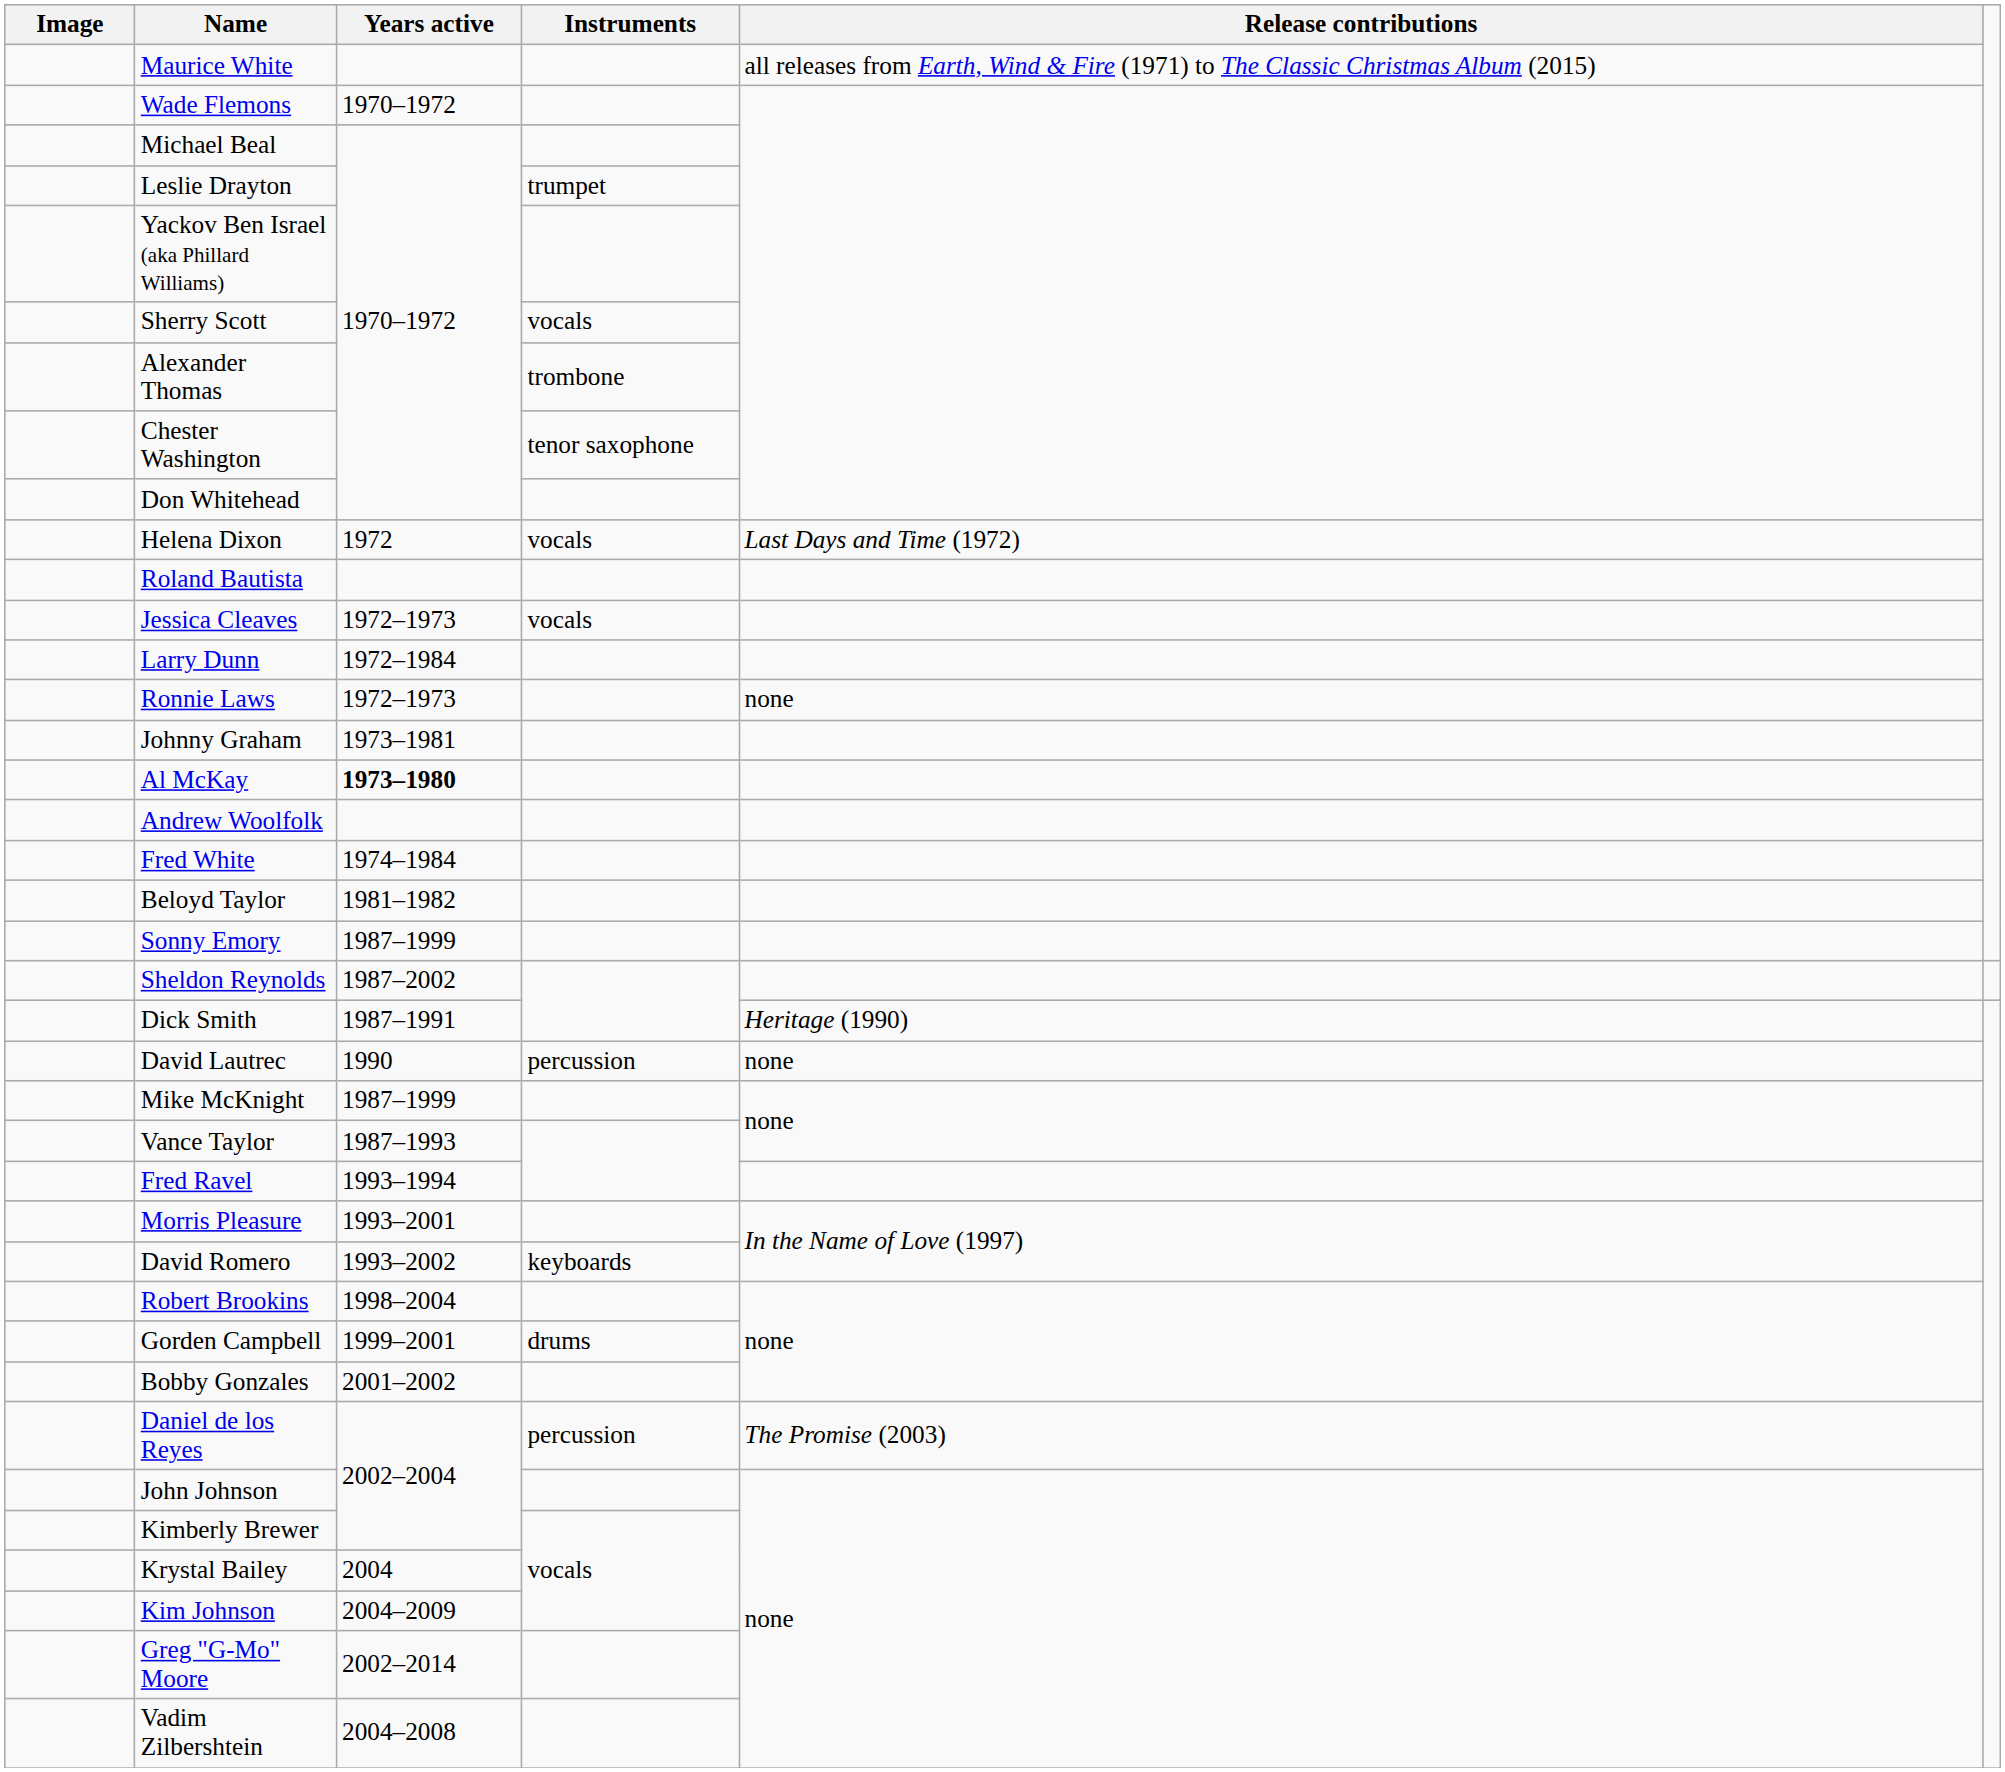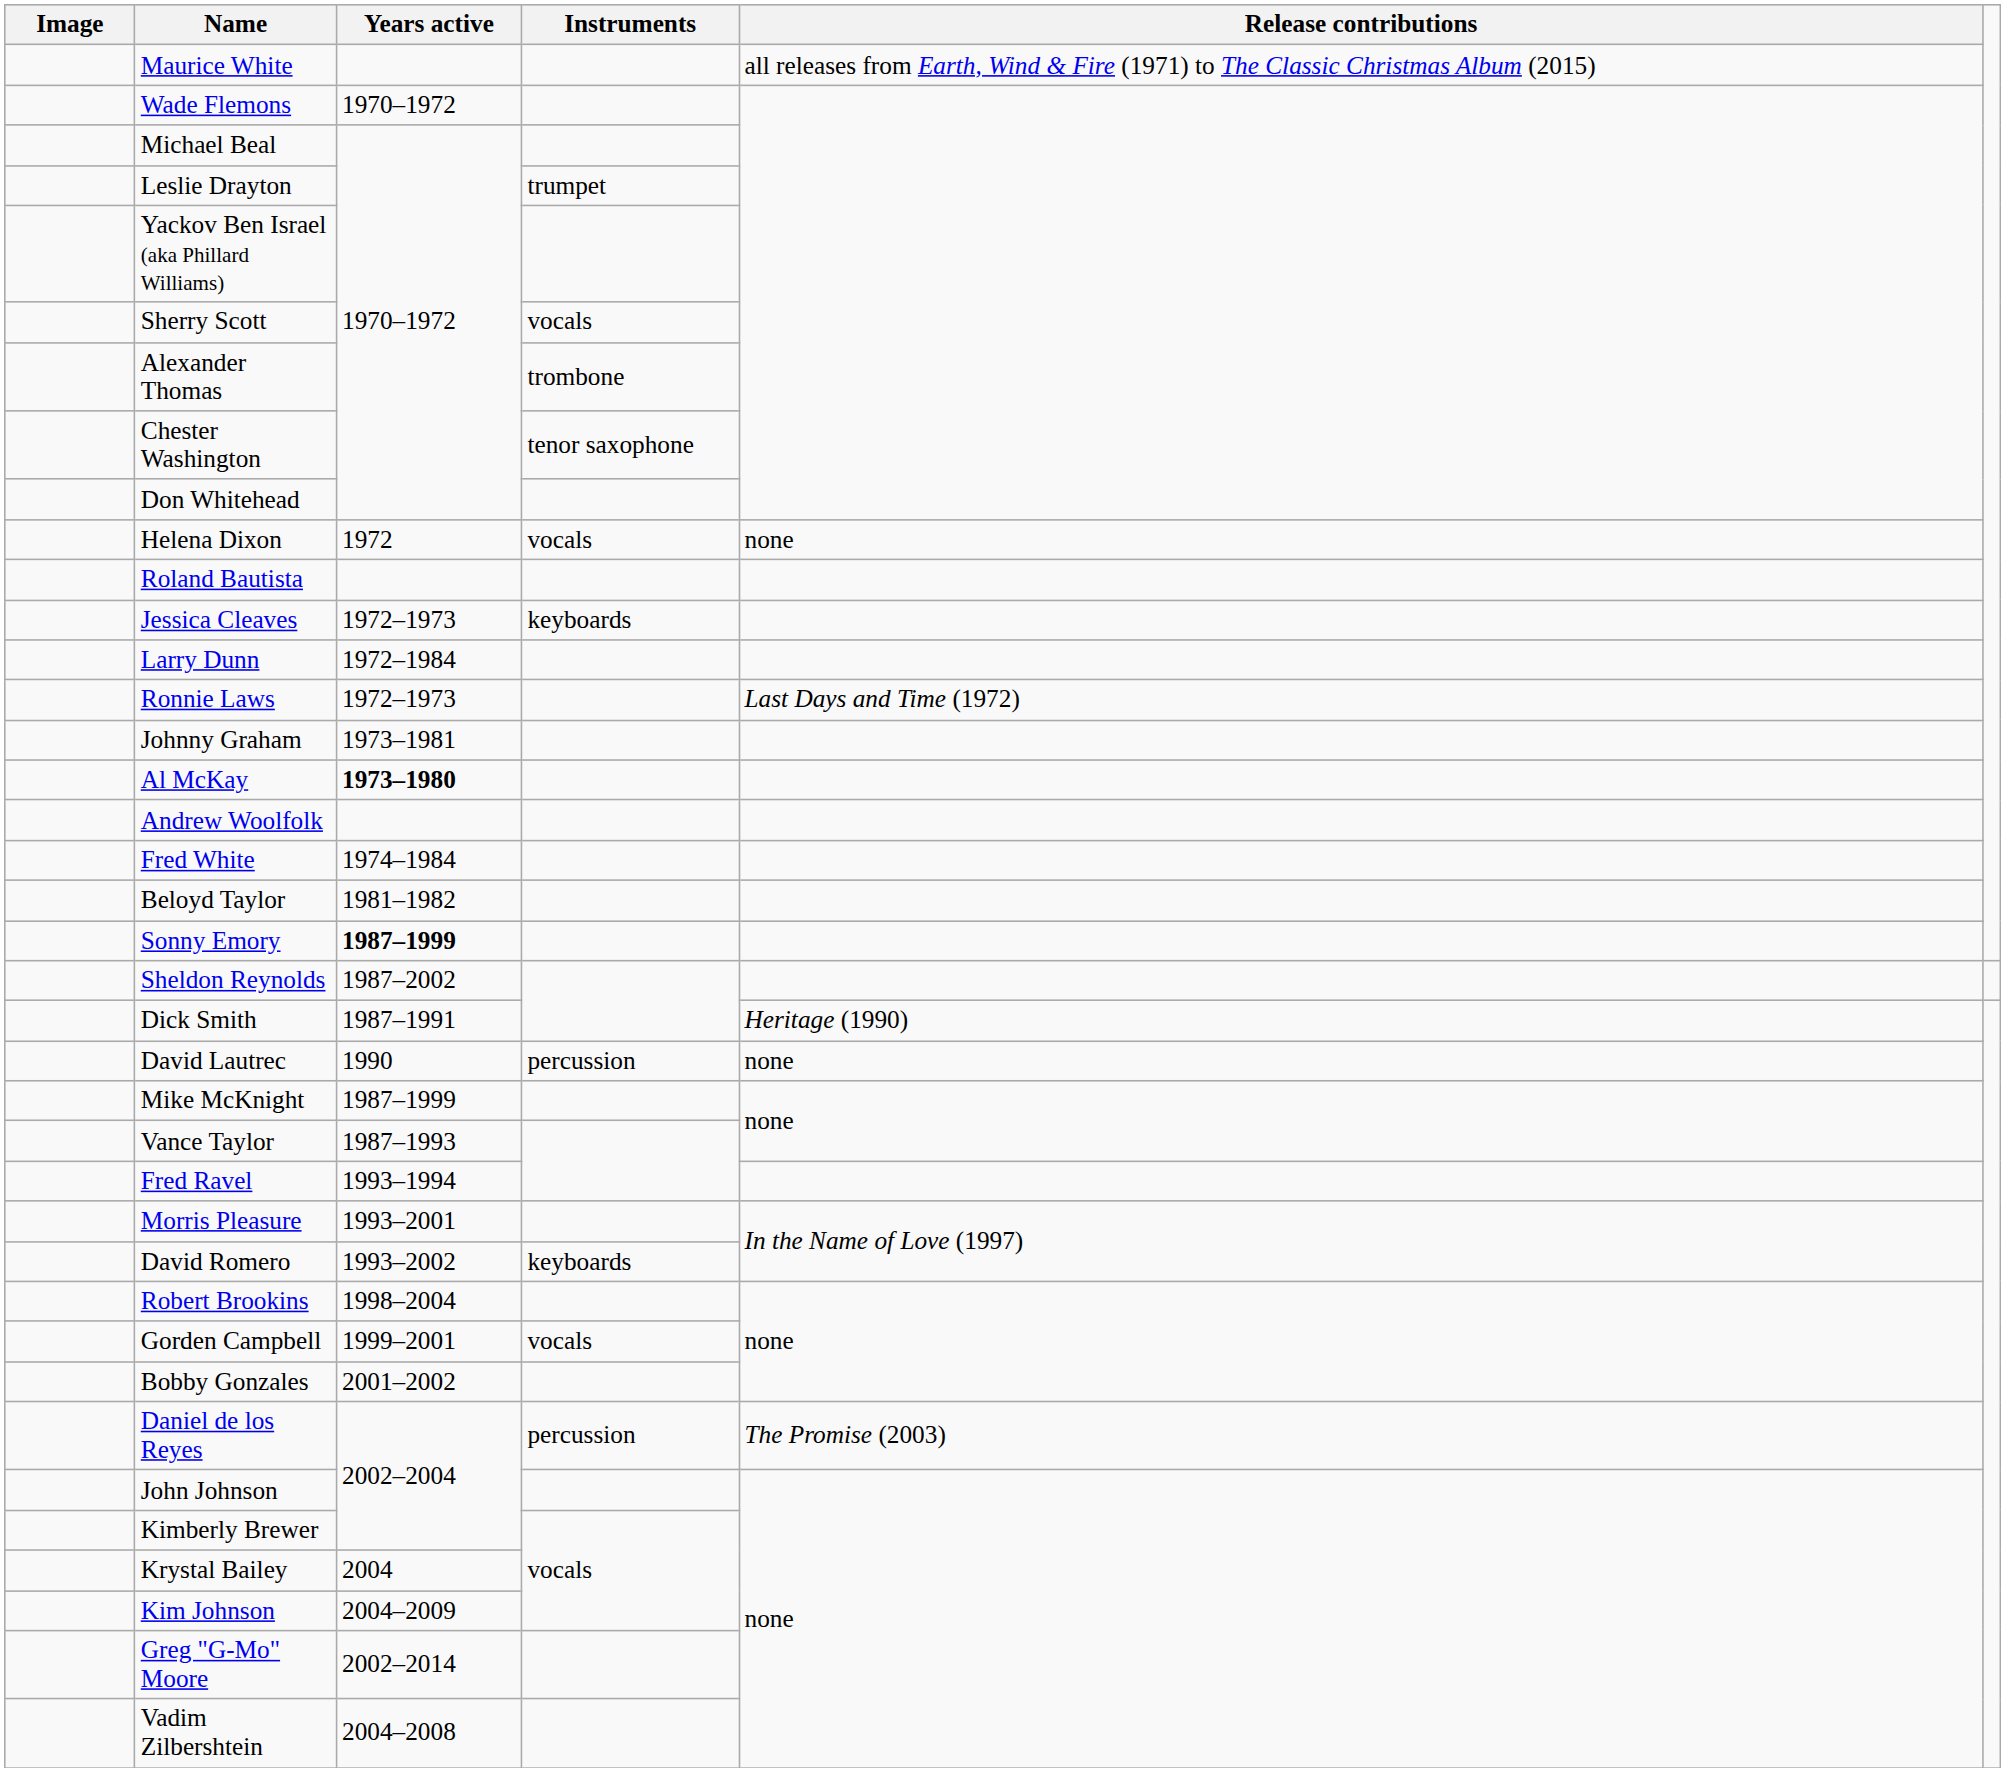(882, 539) Last Days and Time (1972) -> (769, 539) none
(560, 619) vocals -> (579, 619) keyboards
(769, 699) none -> (882, 699) Last Days and Time (1972)
(399, 940) normal -> (399, 940) bold
(559, 1341) drums -> (560, 1341) vocals
